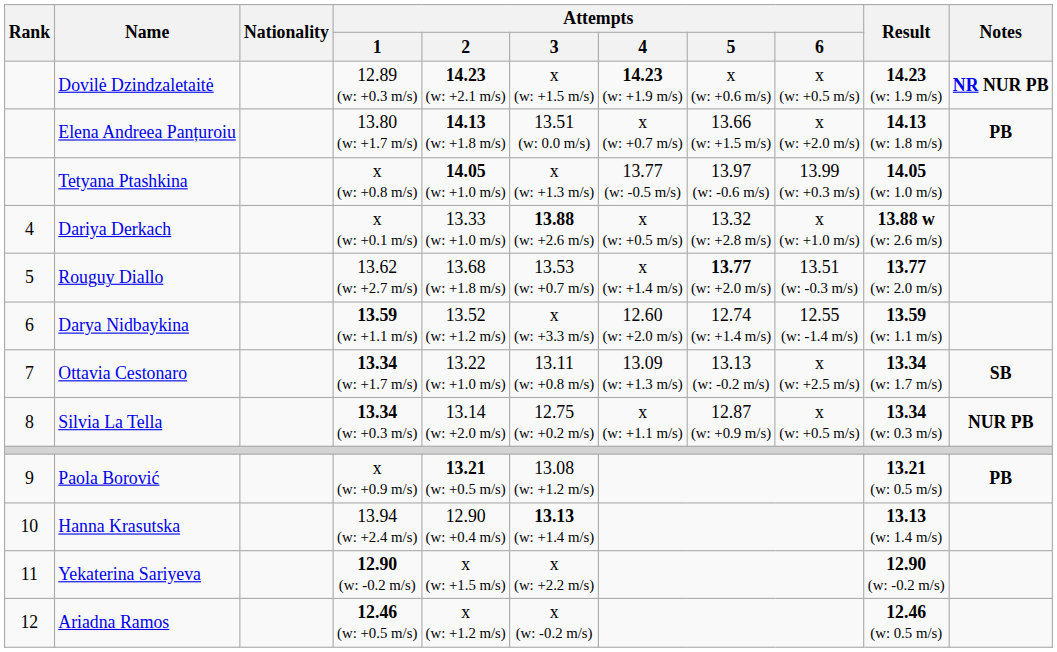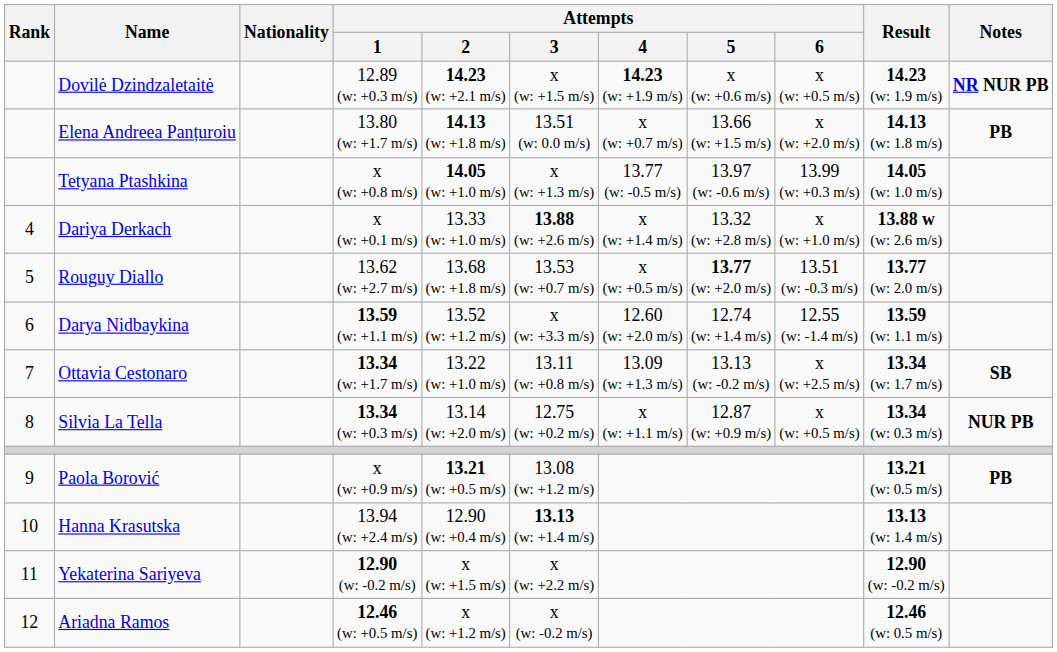(643, 229) x (w: +0.5 m/s) -> (643, 229) x (w: +1.4 m/s)
(643, 277) x (w: +1.4 m/s) -> (643, 277) x (w: +0.5 m/s)
